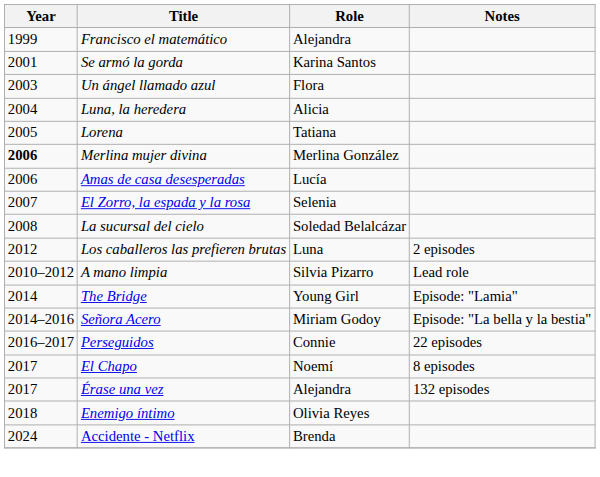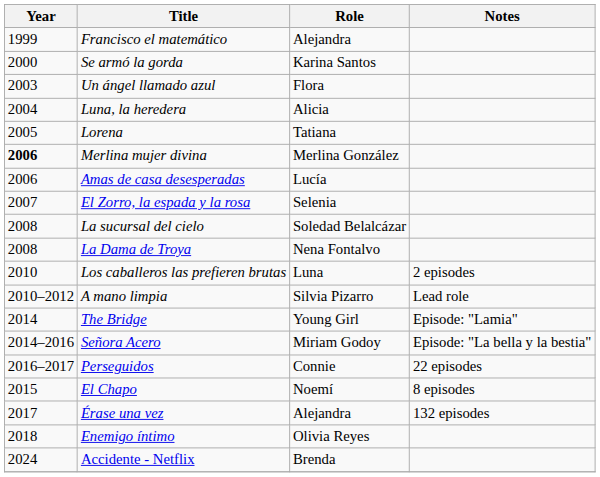(23, 62) 2001 -> (23, 62) 2000
+ row: (136, 249)
(23, 249) 2012 -> (23, 272) 2010
(23, 366) 2017 -> (23, 389) 2015
